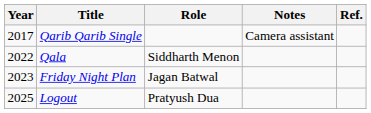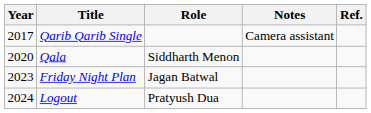(21, 56) 2022 -> (21, 56) 2020
(21, 98) 2025 -> (21, 98) 2024
